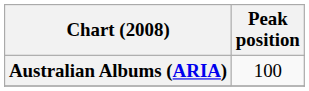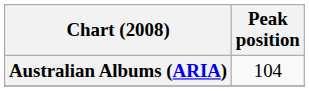(268, 70) 100 -> (268, 70) 104
